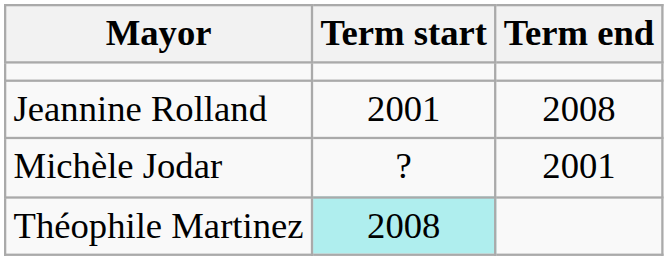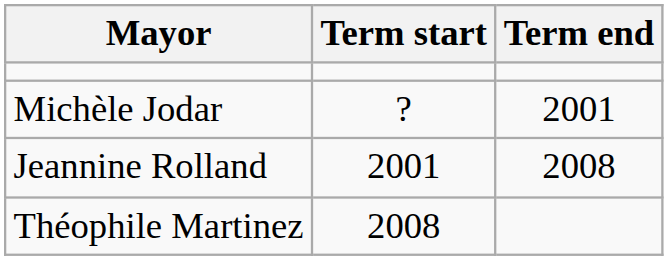rows swapped: (118, 166) <-> (140, 108)
(404, 224) paleturquoise background -> (404, 224) no background
